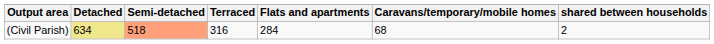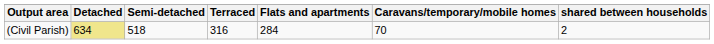(137, 30) lightsalmon background -> (137, 30) no background
(381, 30) 68 -> (381, 30) 70
